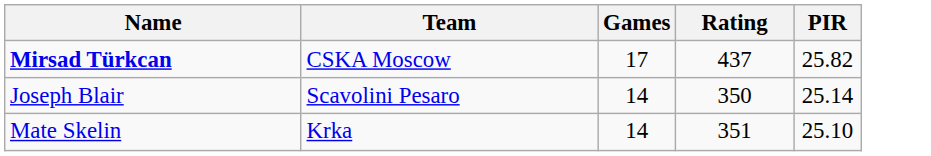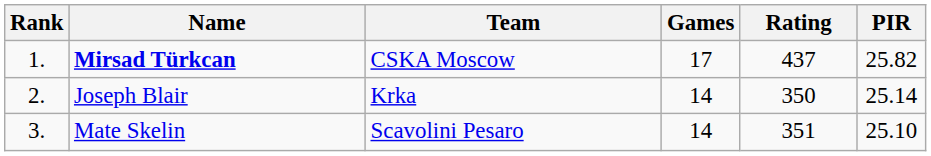+ column: (37, 22)
(383, 95) Scavolini Pesaro -> (393, 95) Krka
(329, 131) Krka -> (447, 131) Scavolini Pesaro
